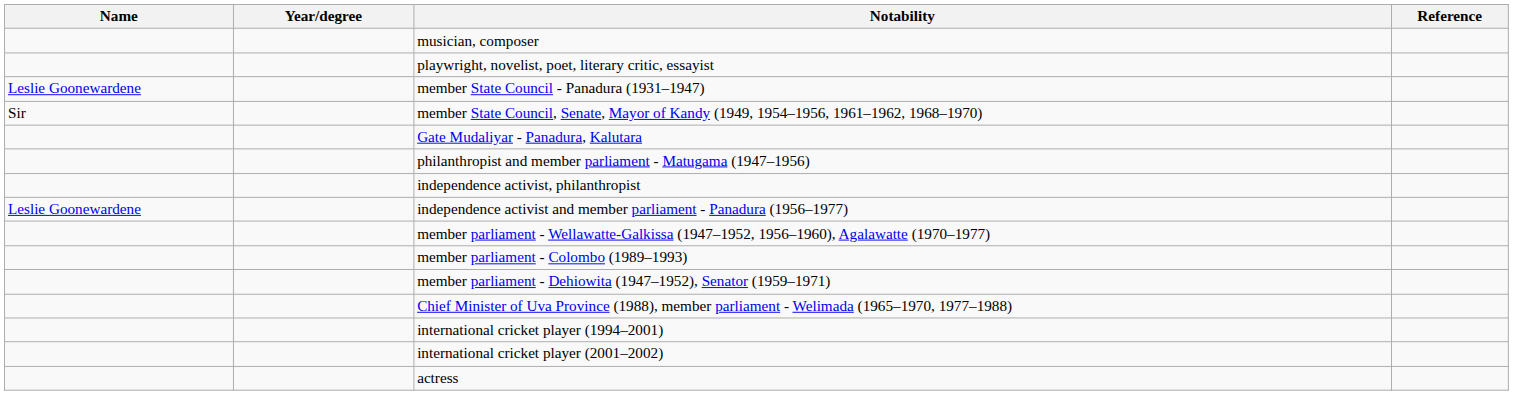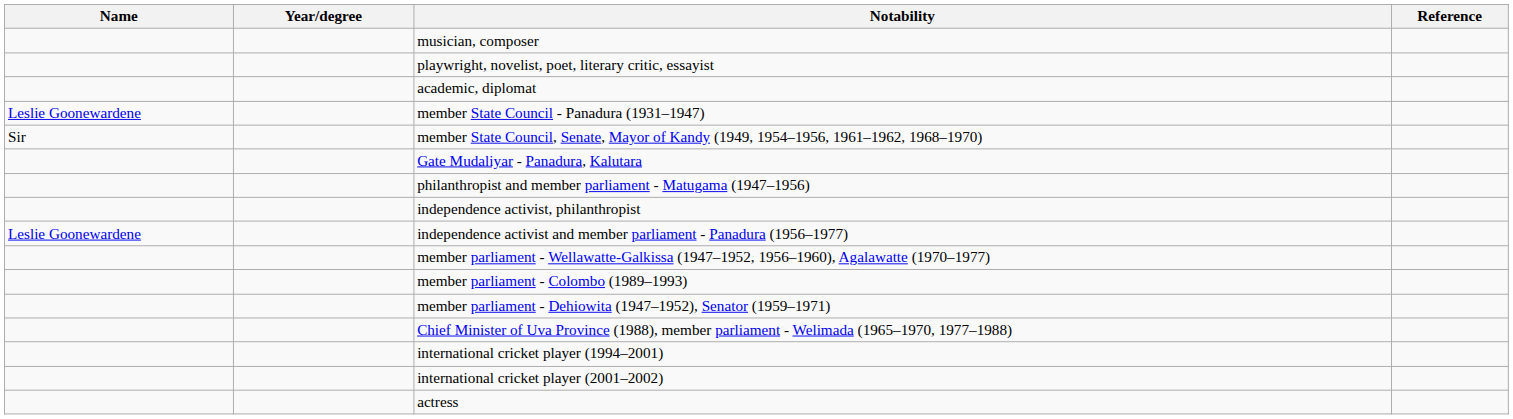+ row: (477, 88)
